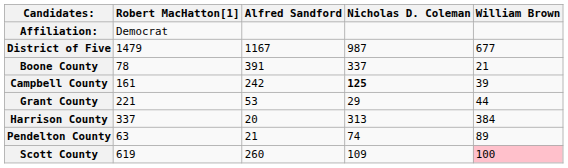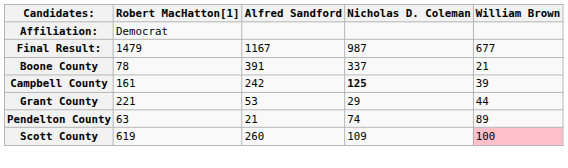+ row: (59, 48)
- row: (59, 48)
- row: (59, 119)
